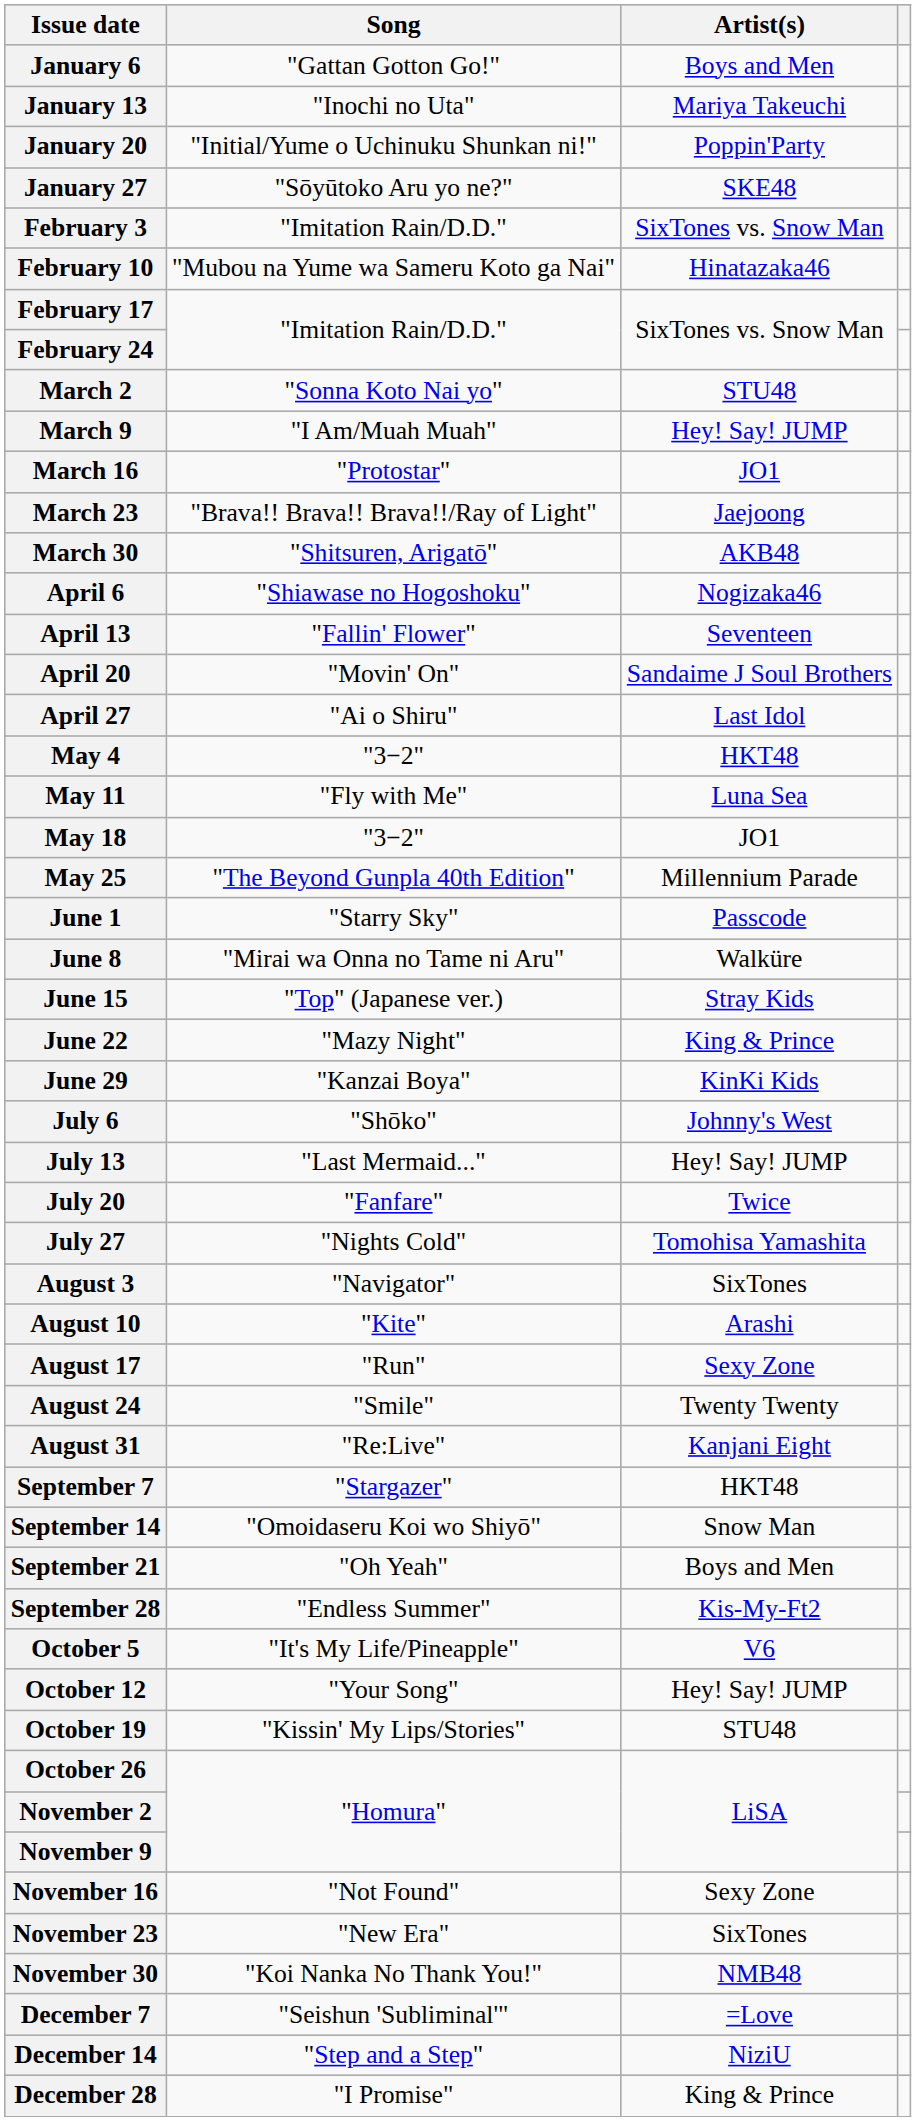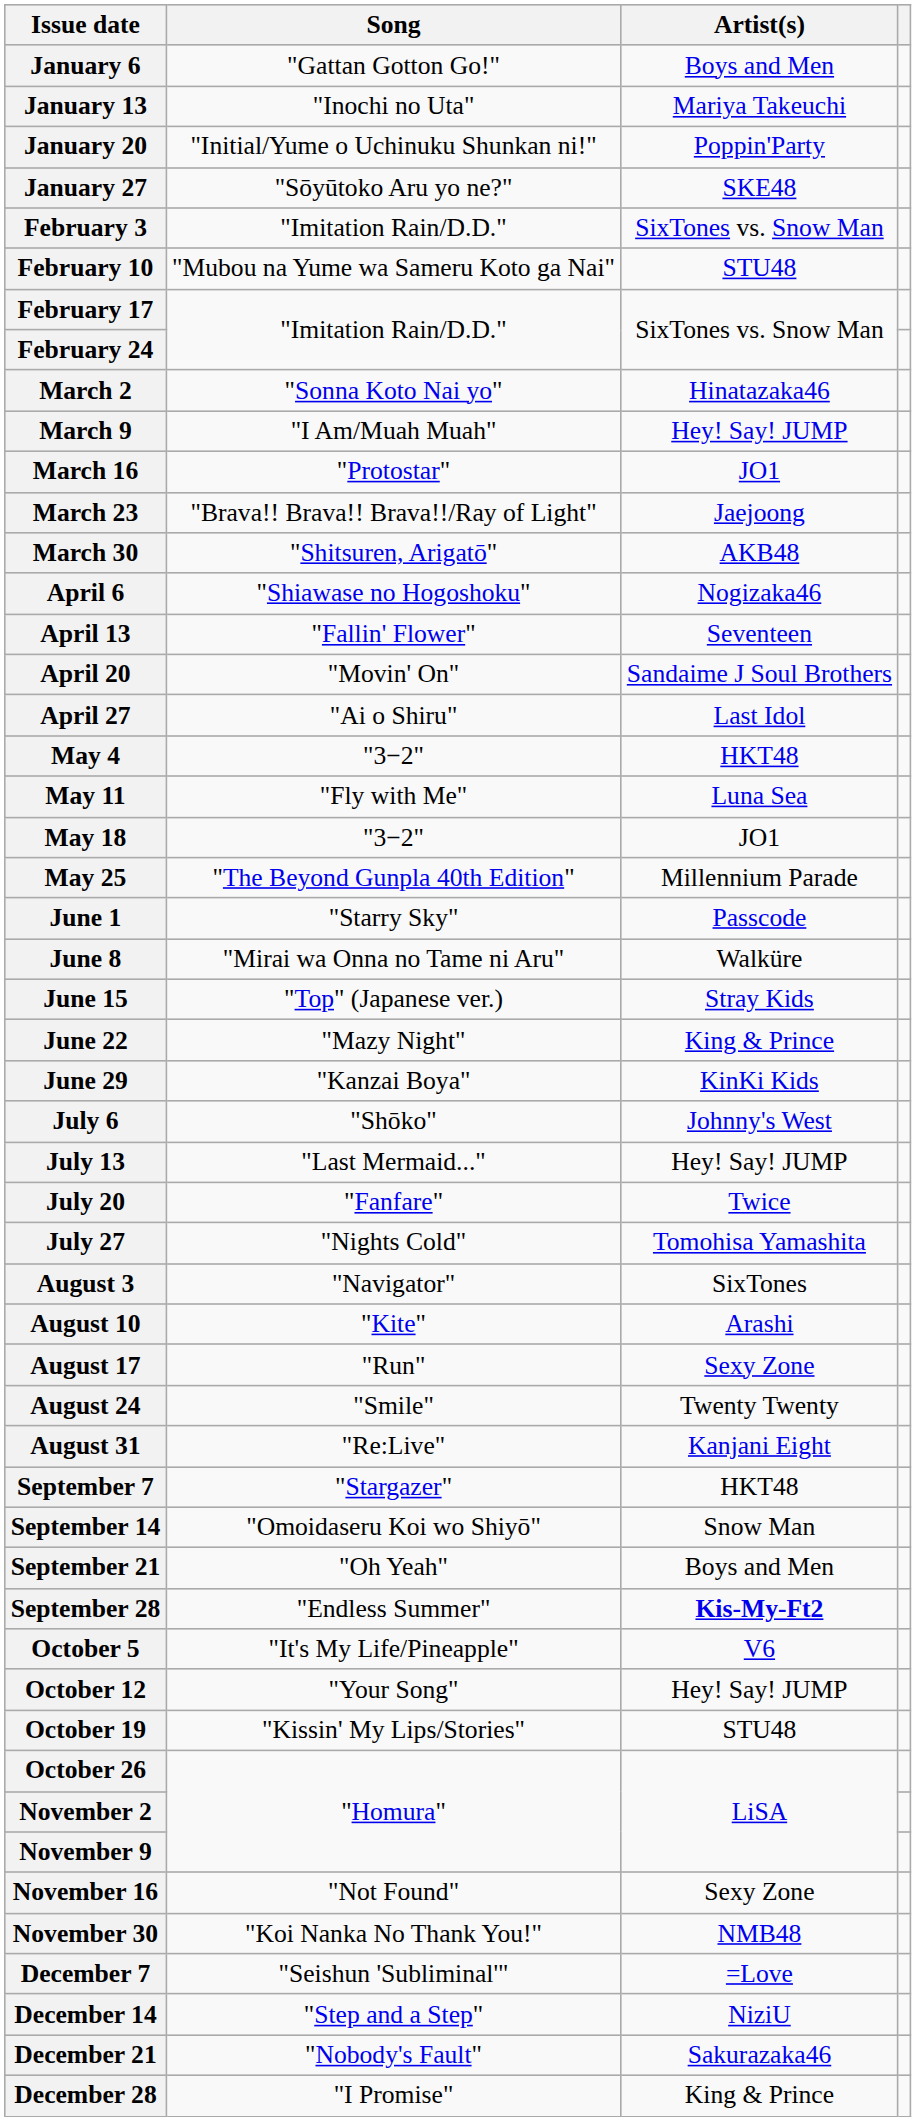(759, 268) Hinatazaka46 -> (759, 268) STU48
(759, 390) STU48 -> (759, 390) Hinatazaka46
(759, 1608) normal -> (759, 1608) bold
- row: (85, 1932)
+ row: (85, 2054)
